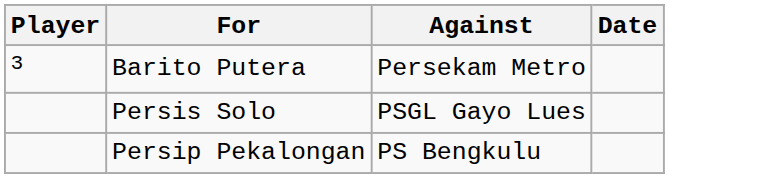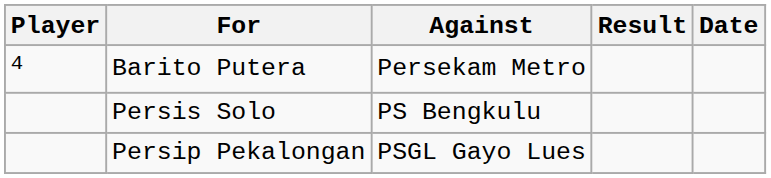+ column: (642, 25)
(17, 63) 3 -> (17, 63) 4
(482, 112) PSGL Gayo Lues -> (459, 112) PS Bengkulu
(459, 153) PS Bengkulu -> (482, 153) PSGL Gayo Lues
